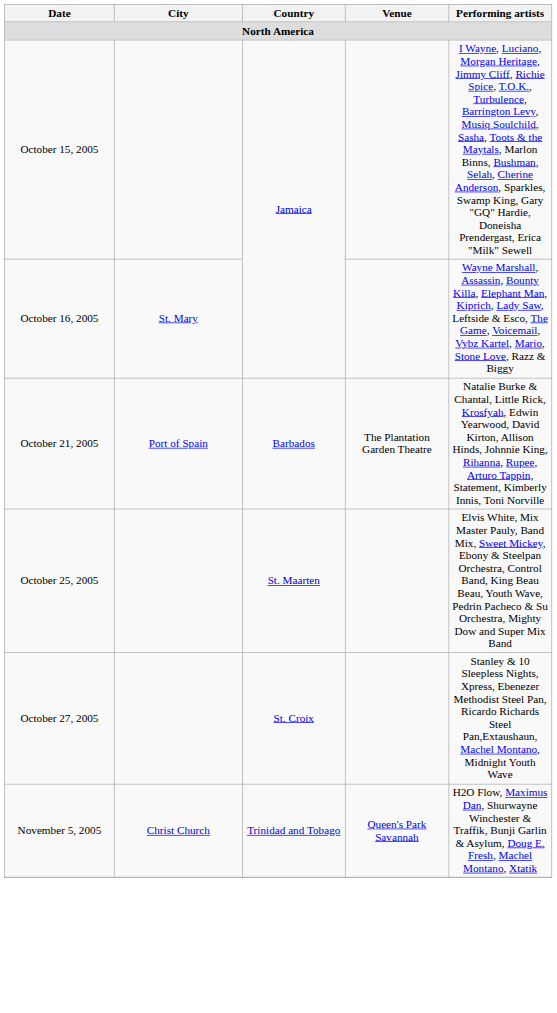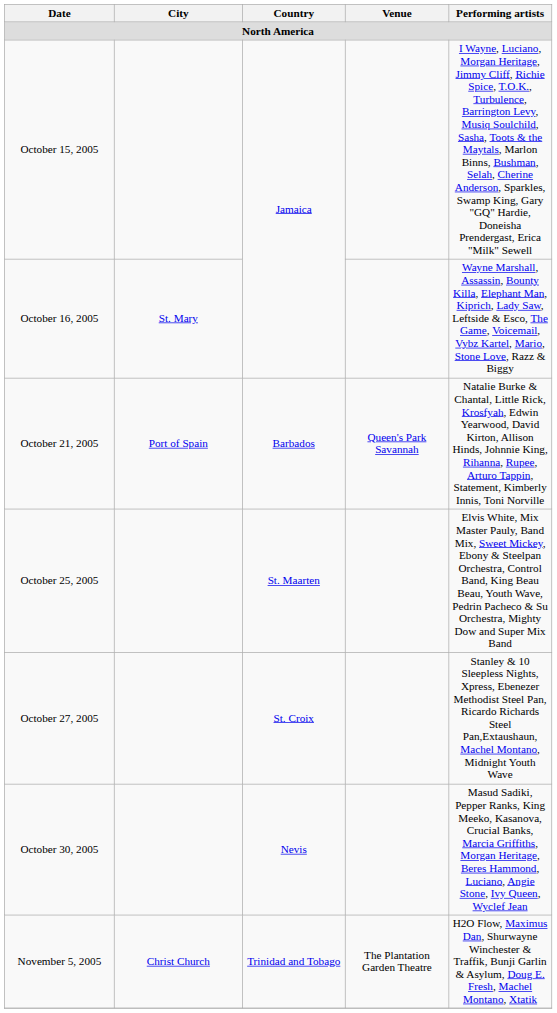(397, 443) The Plantation Garden Theatre -> (397, 443) Queen's Park Savannah
+ row: (59, 849)
(397, 830) Queen's Park Savannah -> (397, 961) The Plantation Garden Theatre
